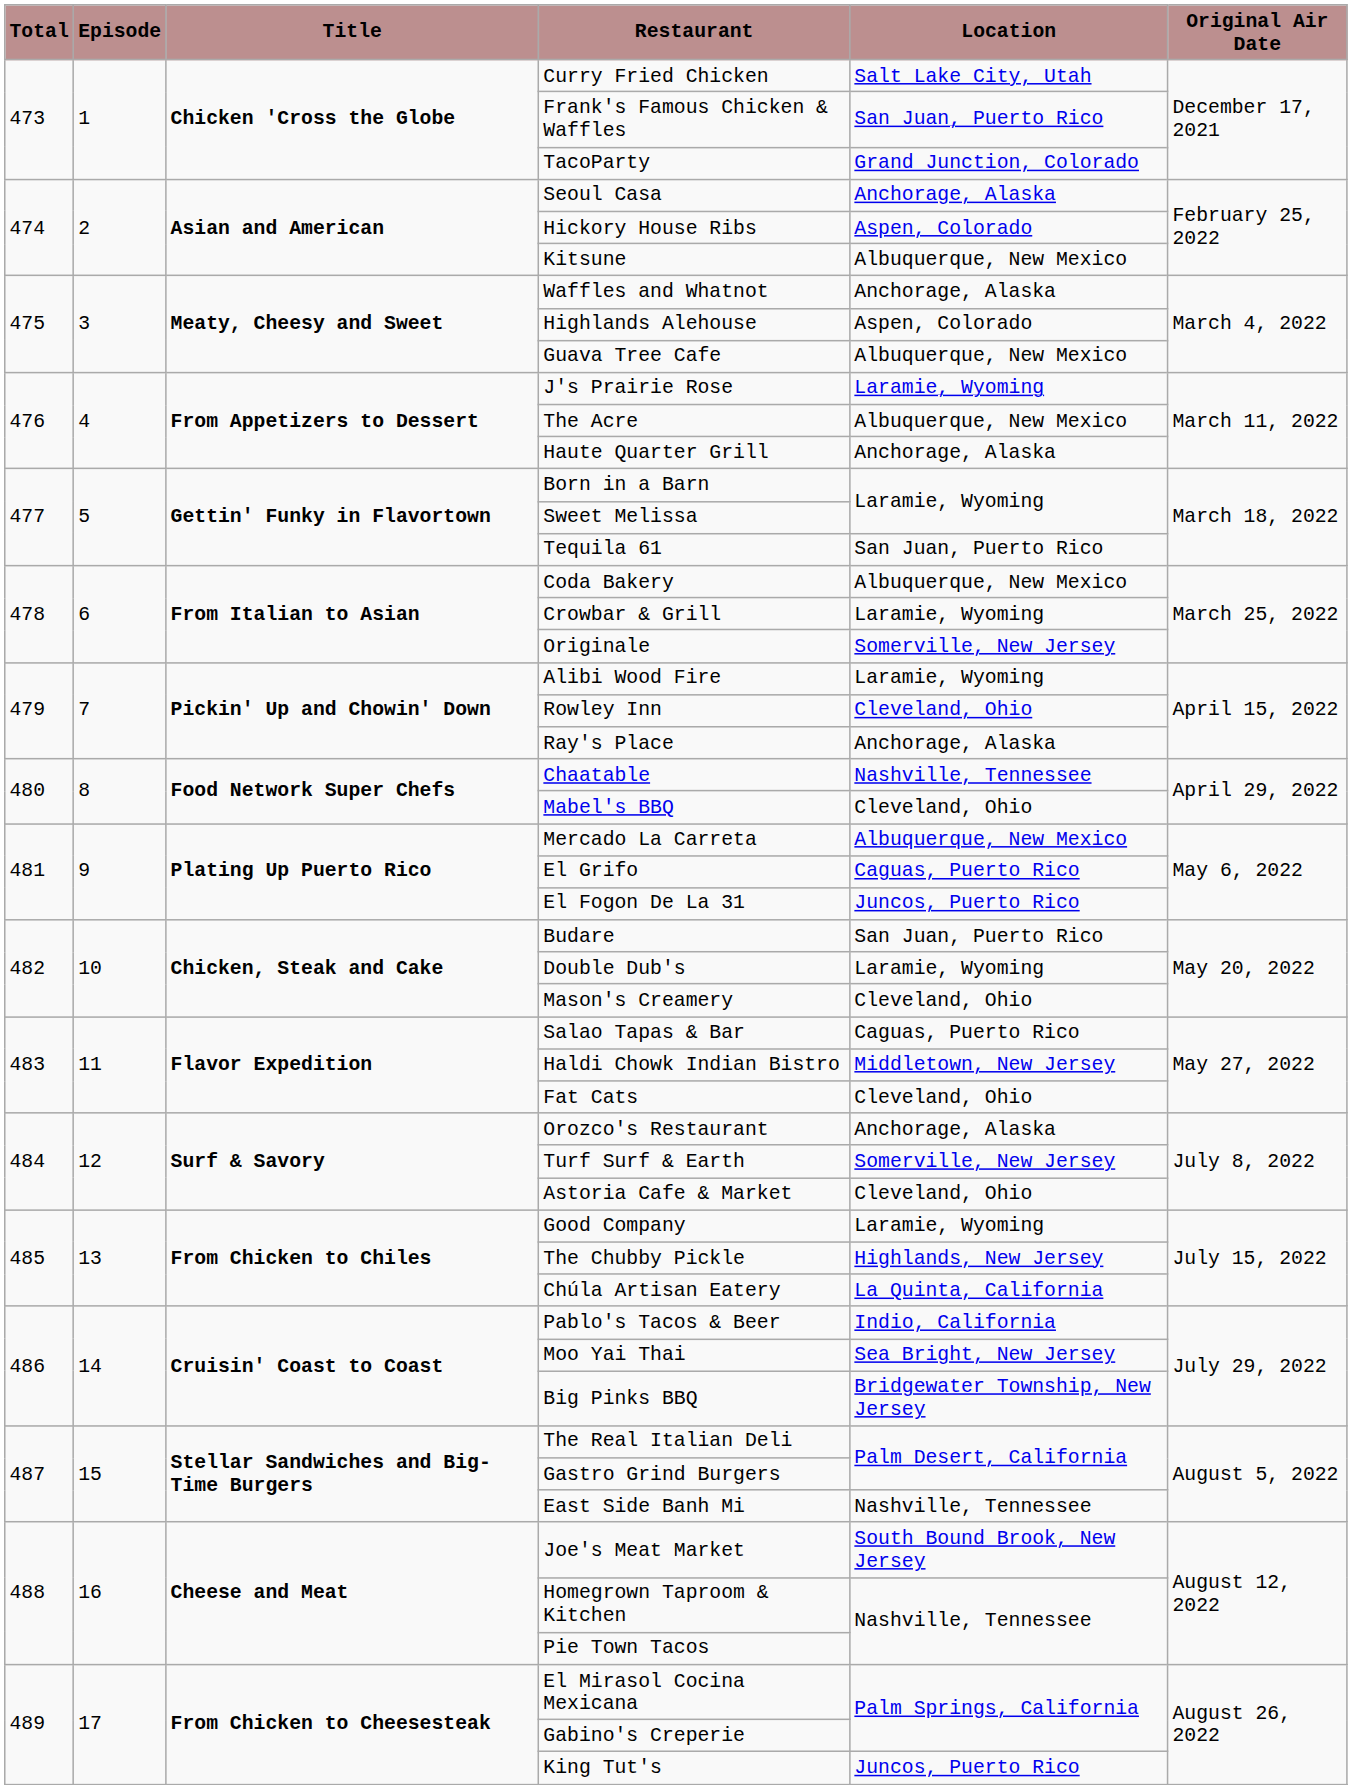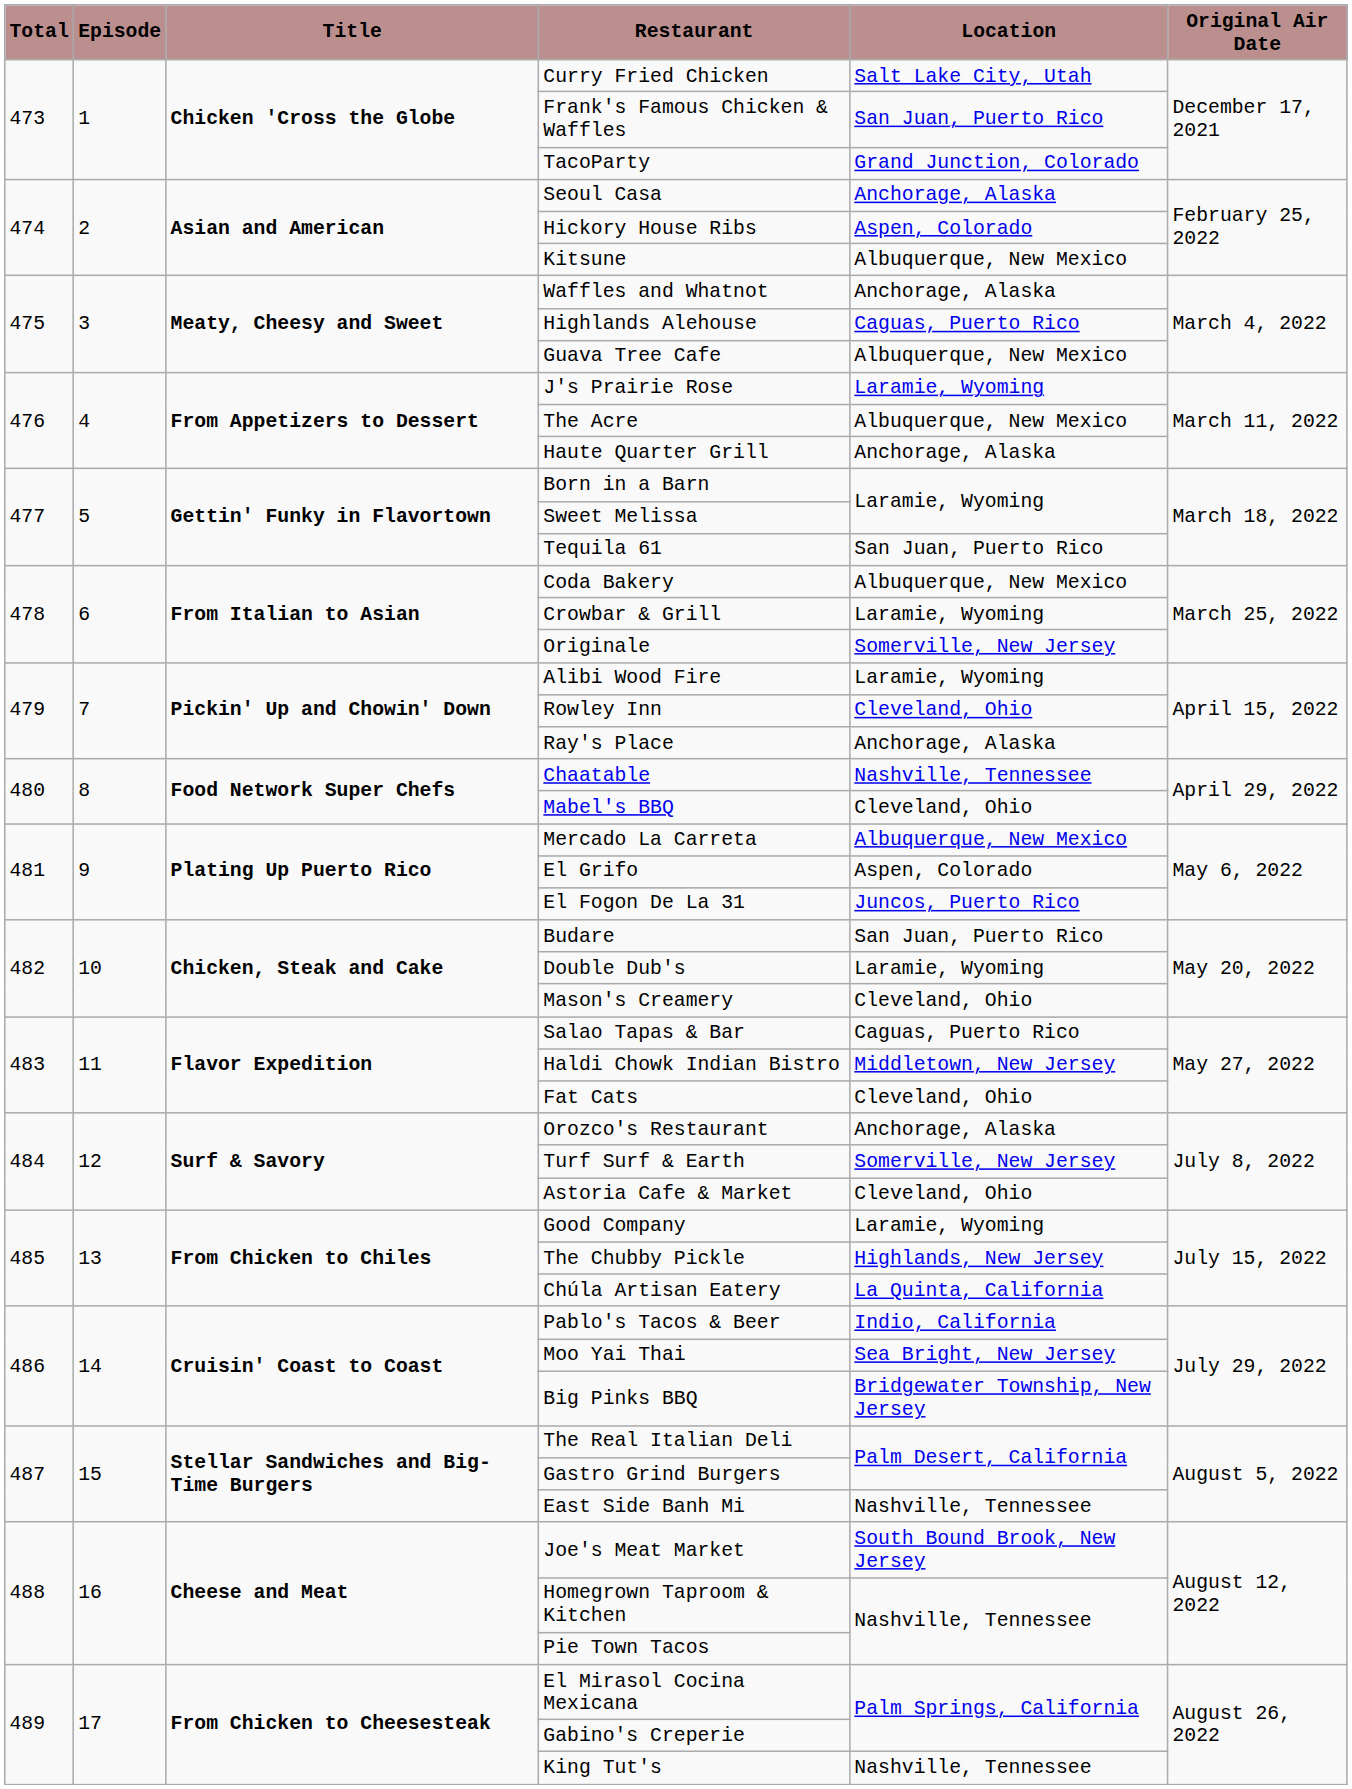(943, 324) Aspen, Colorado -> (967, 324) Caguas, Puerto Rico
(967, 872) Caguas, Puerto Rico -> (943, 872) Aspen, Colorado
(967, 1768) Juncos, Puerto Rico -> (973, 1768) Nashville, Tennessee
